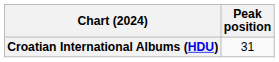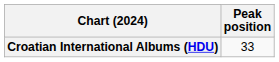(247, 47) 31 -> (247, 47) 33
